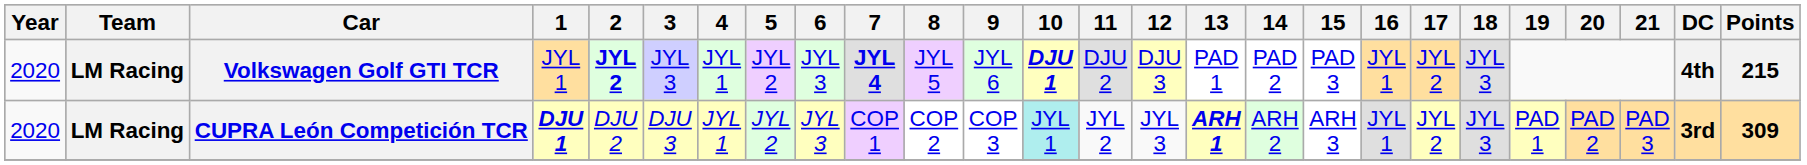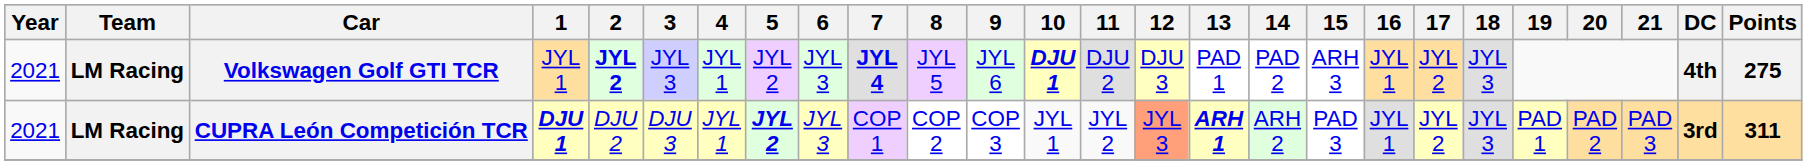(35, 70) 2020 -> (35, 70) 2021
(1333, 70) PAD 3 -> (1335, 70) ARH 3
(1760, 70) 215 -> (1763, 70) 275
(35, 130) 2020 -> (35, 130) 2021
(771, 130) normal -> (772, 130) bold
(1050, 130) paleturquoise background -> (1053, 130) no background
(1160, 130) no background -> (1162, 130) lightsalmon background
(1333, 130) ARH 3 -> (1335, 130) PAD 3
(1760, 130) 309 -> (1763, 130) 311
